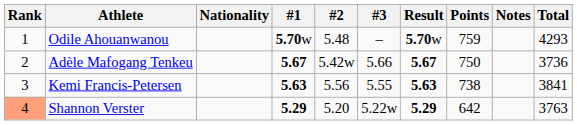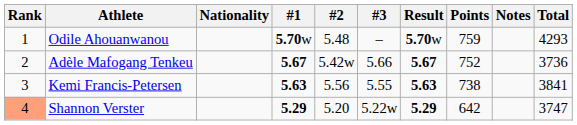(470, 62) 750 -> (470, 62) 752
(553, 108) 3763 -> (553, 108) 3747
